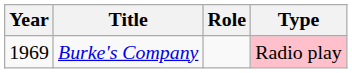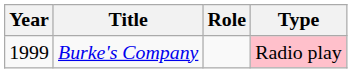(29, 51) 1969 -> (29, 51) 1999
